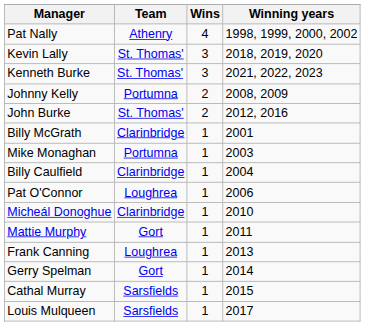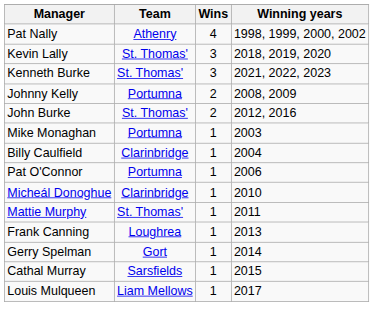- row: (44, 133)
(151, 192) Loughrea -> (155, 172) Portumna
(151, 232) Gort -> (150, 212) St. Thomas'
(151, 311) Sarsfields -> (155, 291) Liam Mellows
